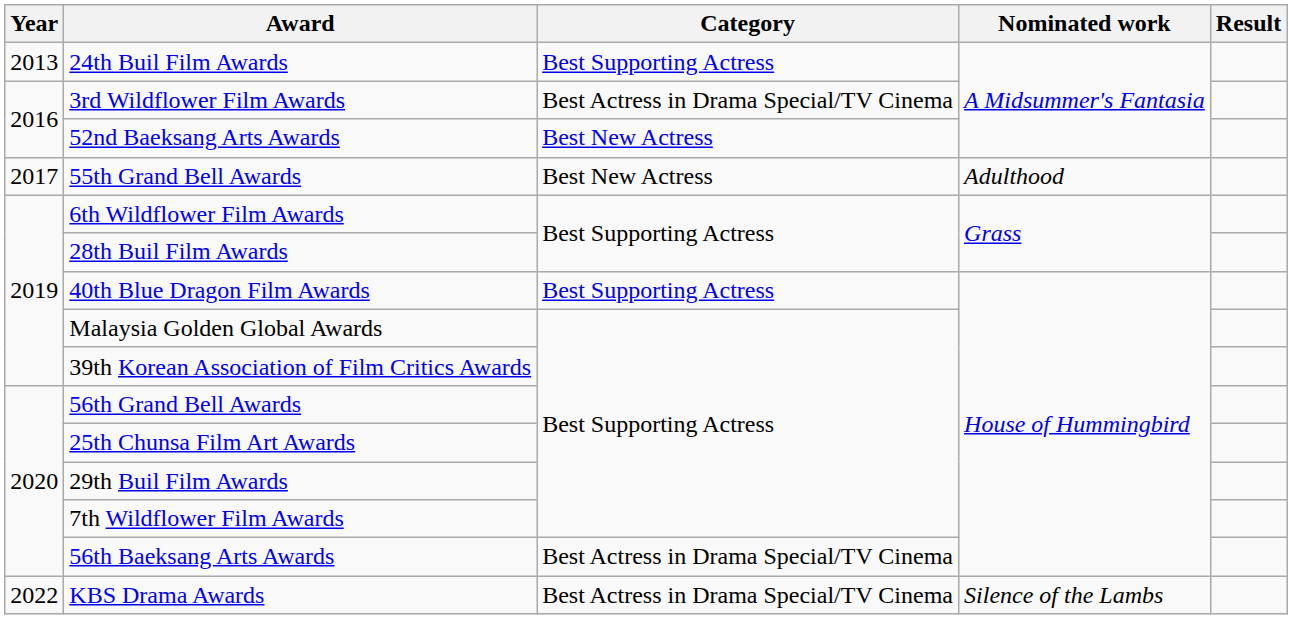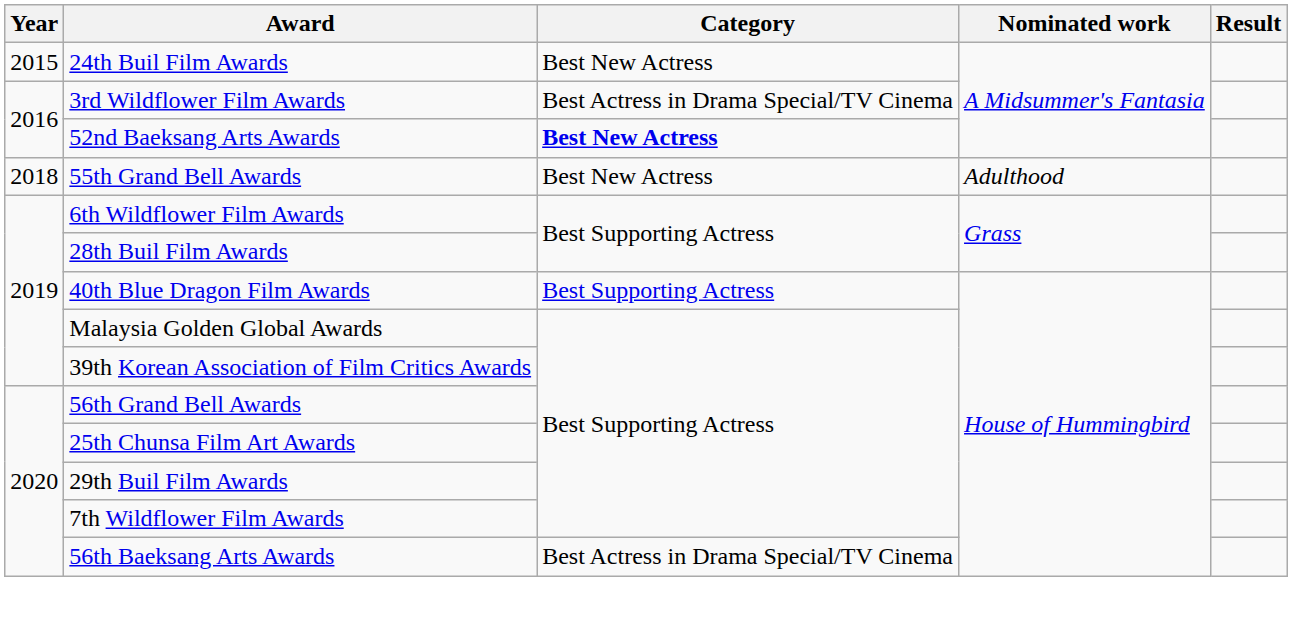(34, 61) 2013 -> (34, 61) 2015
(658, 61) Best Supporting Actress -> (627, 61) Best New Actress
(627, 137) normal -> (630, 137) bold
(34, 175) 2017 -> (34, 175) 2018
- row: (167, 594)
